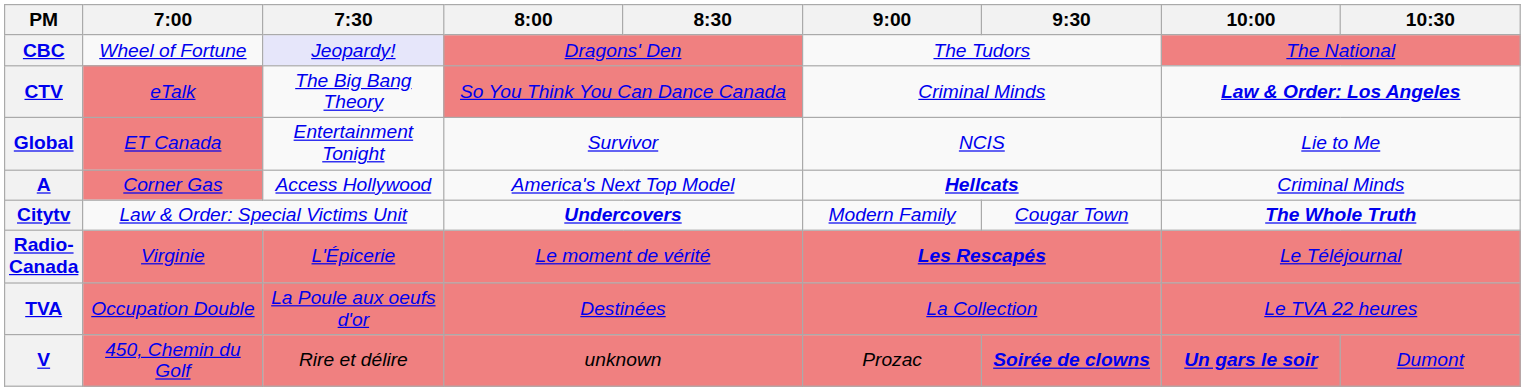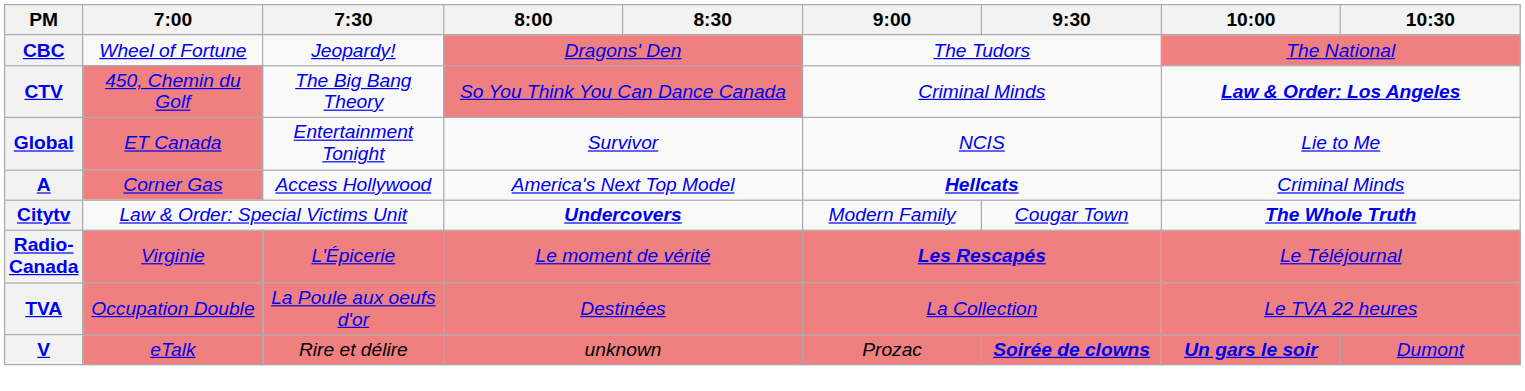(353, 50) lavender background -> (353, 50) no background
(173, 91) eTalk -> (173, 91) 450, Chemin du Golf
(173, 360) 450, Chemin du Golf -> (173, 349) eTalk
